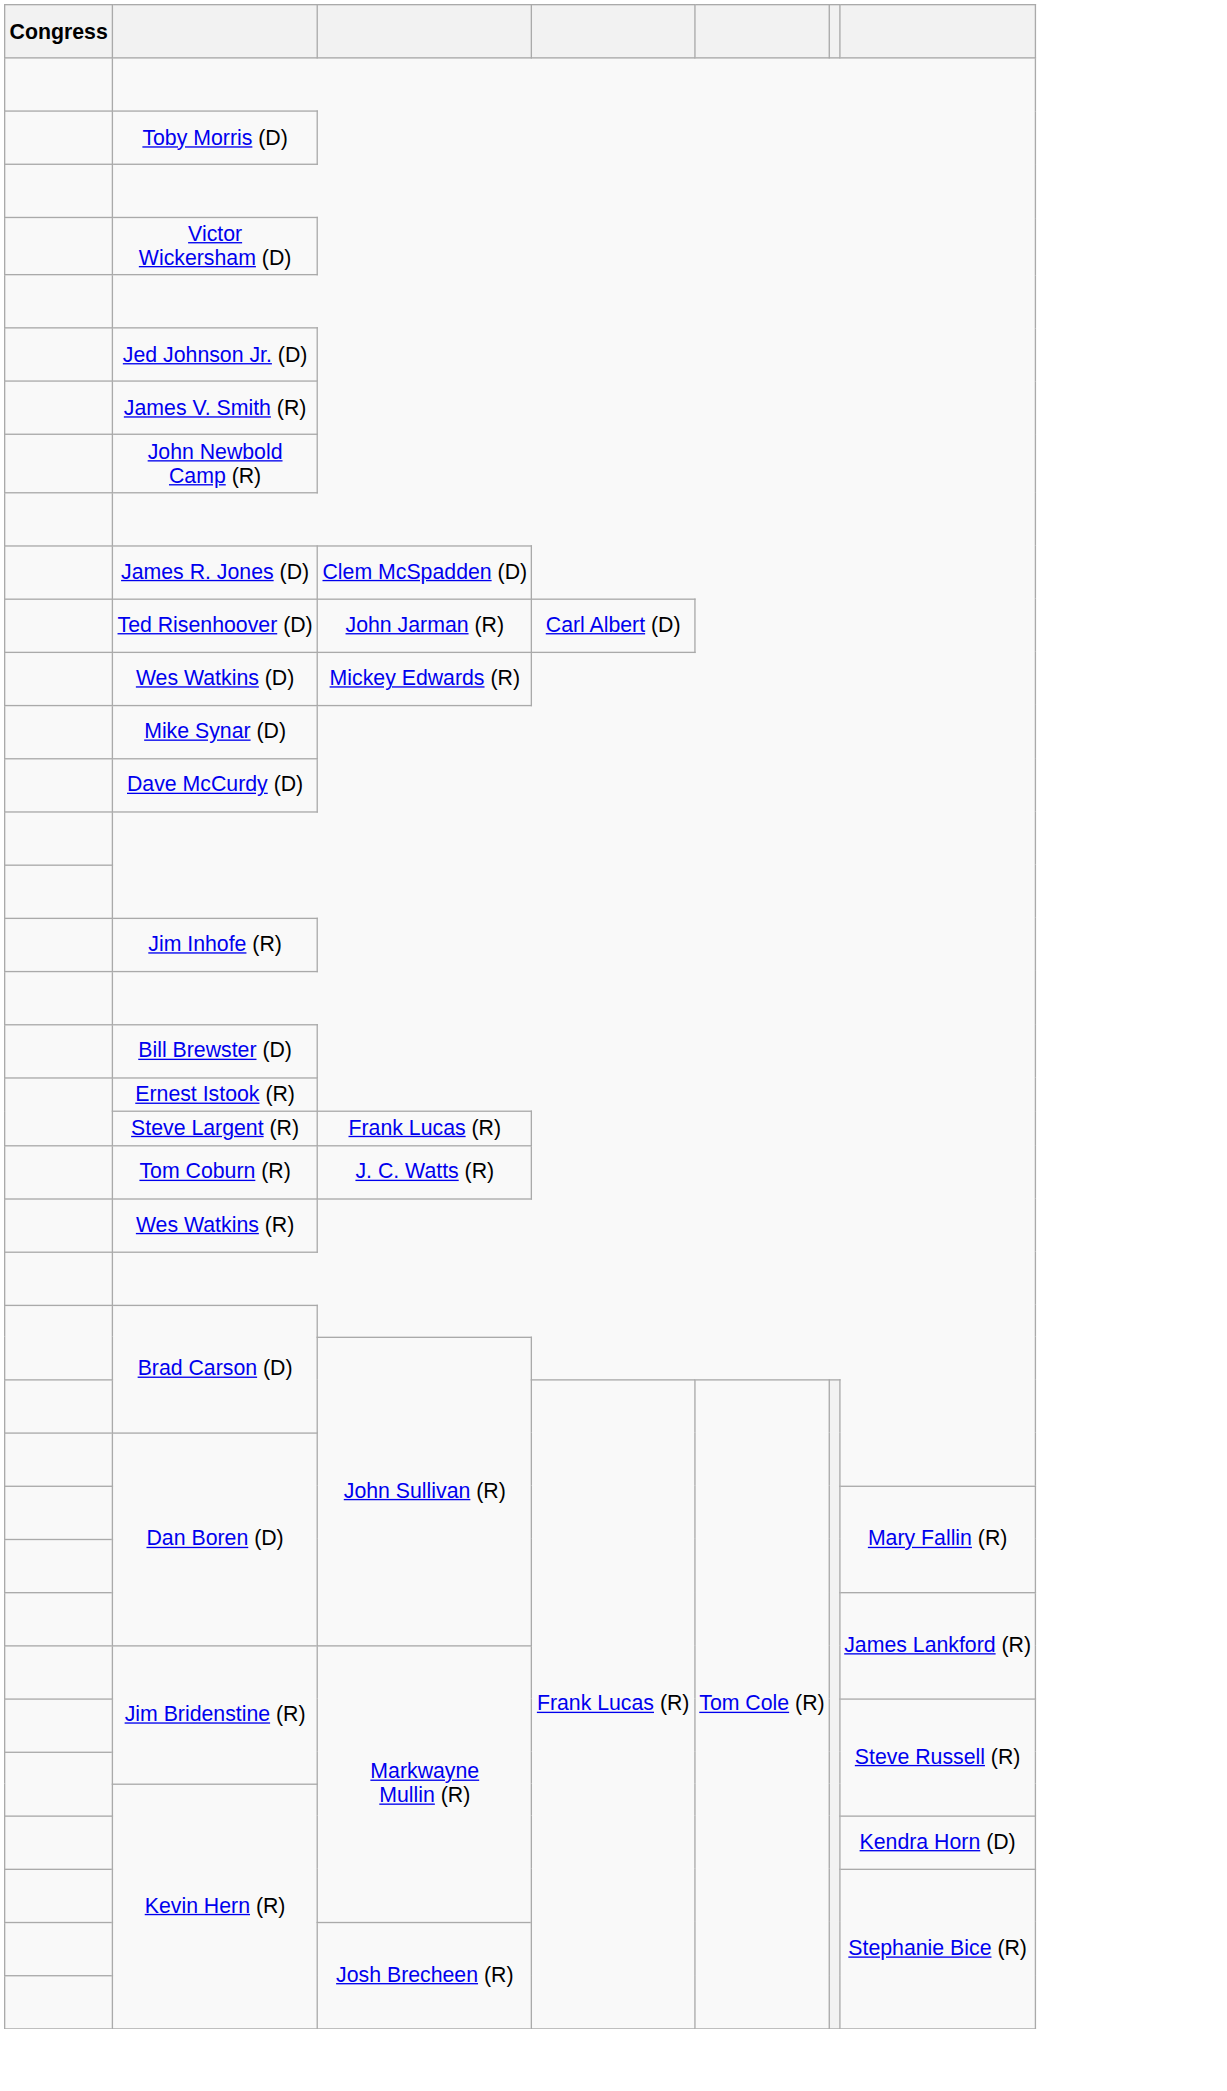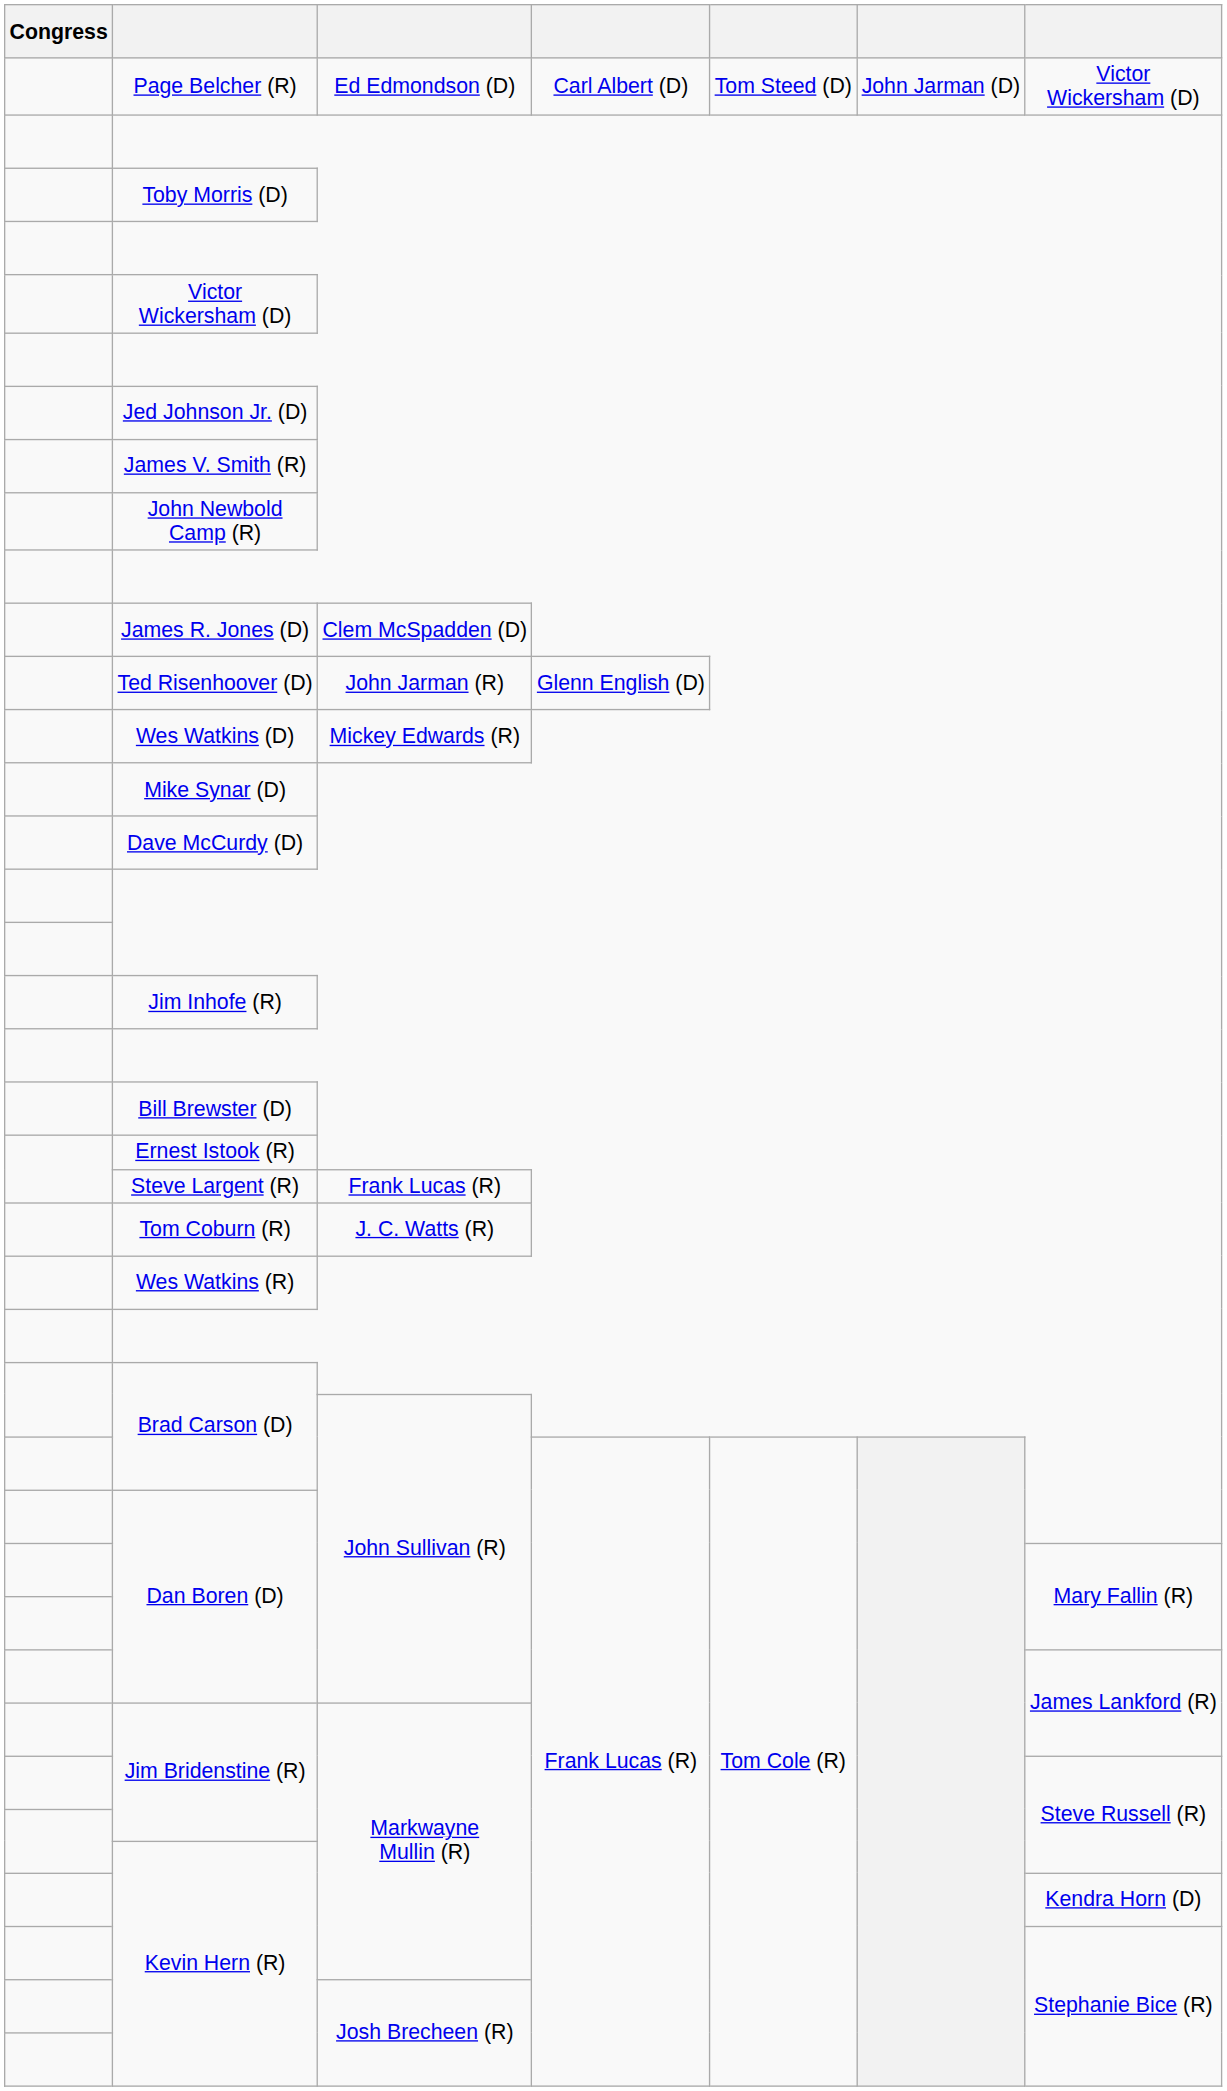+ row: (215, 86)
(613, 625) Carl Albert (D) -> (621, 682) Glenn English (D)
